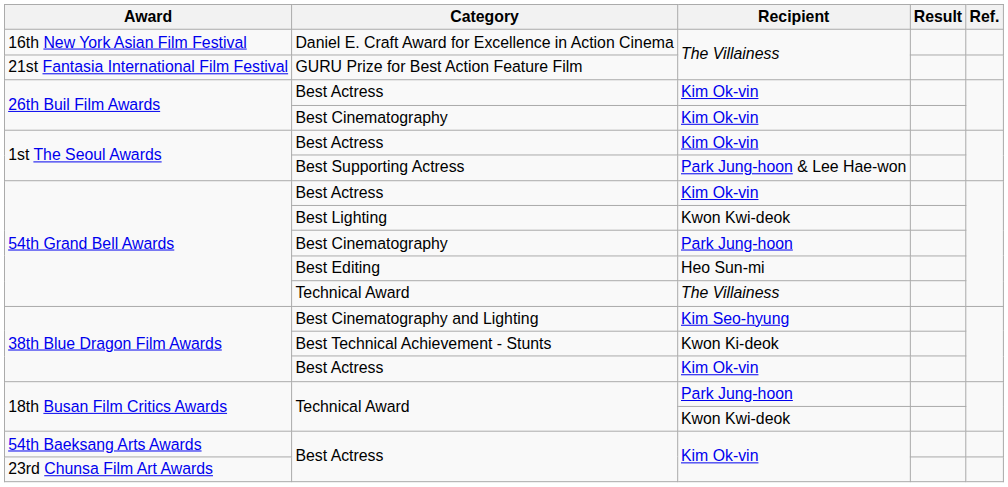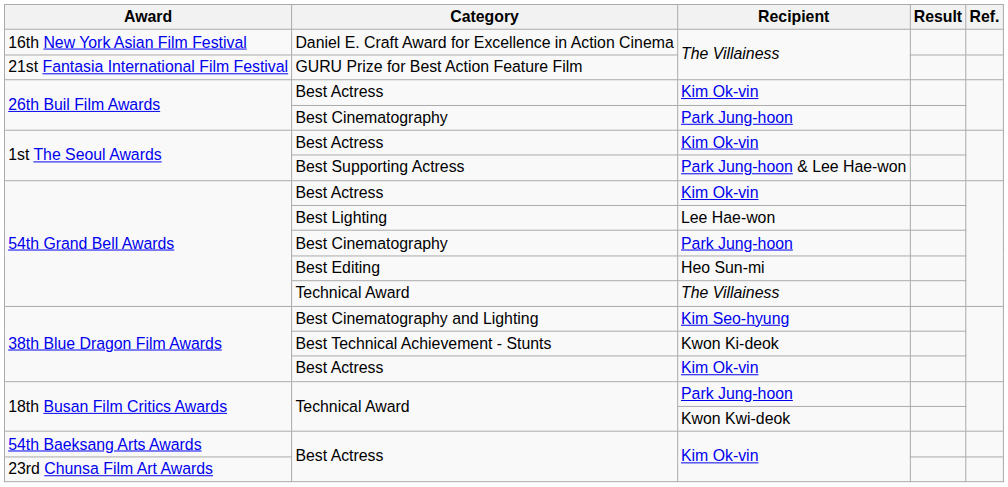(720, 117) Kim Ok-vin -> (737, 117) Park Jung-hoon
(736, 218) Kwon Kwi-deok -> (728, 218) Lee Hae-won
